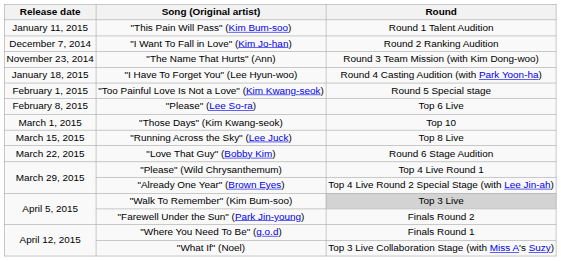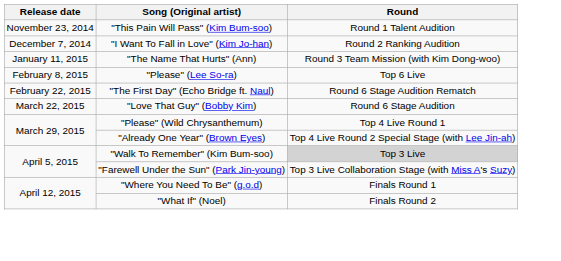(50, 28) January 11, 2015 -> (50, 28) November 23, 2014
(50, 59) November 23, 2014 -> (50, 59) January 11, 2015
- row: (211, 75)
- row: (211, 91)
+ row: (192, 91)
- row: (211, 122)
- row: (211, 138)
(441, 216) Finals Round 2 -> (403, 169) Top 3 Live Collaboration Stage (with Miss A's Suzy)
(441, 248) Top 3 Live Collaboration Stage (with Miss A's Suzy) -> (403, 201) Finals Round 2
